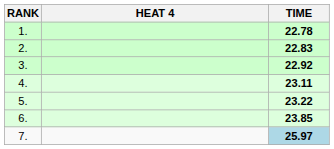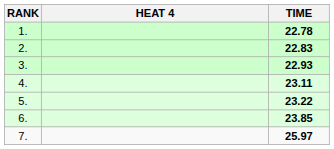(299, 66) 22.92 -> (299, 66) 22.93
(299, 136) lightblue background -> (299, 136) no background
